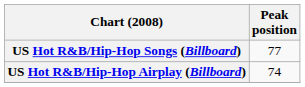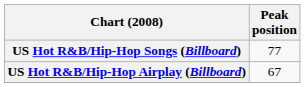(274, 72) 74 -> (274, 72) 67
